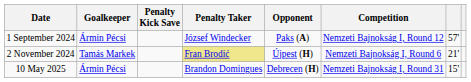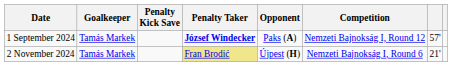(103, 38) Ármin Pécsi -> (107, 38) Tamás Markek
(218, 38) normal -> (220, 38) bold
- row: (41, 69)
